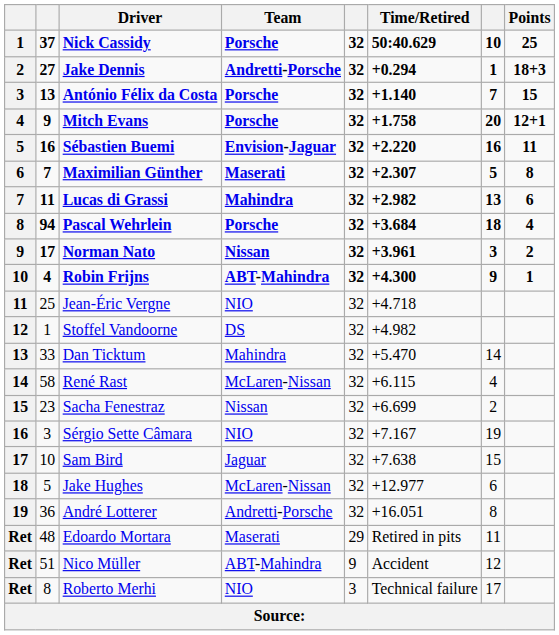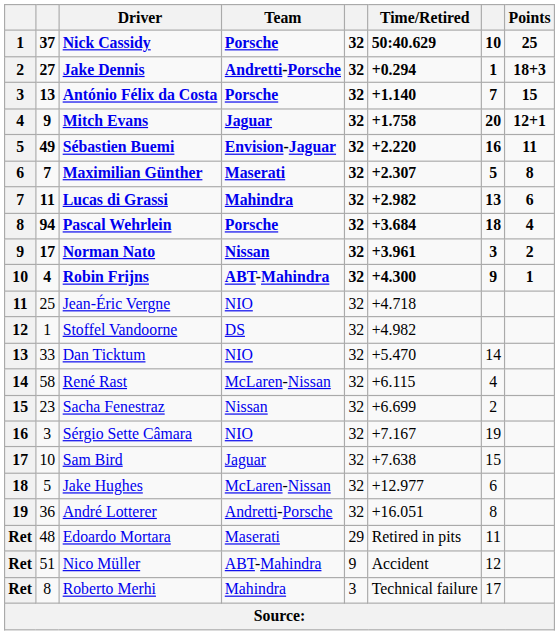(251, 121) Porsche -> (248, 121) Jaguar
(47, 147) 16 -> (47, 147) 49
(255, 355) Mahindra -> (239, 355) NIO
(239, 589) NIO -> (255, 589) Mahindra
